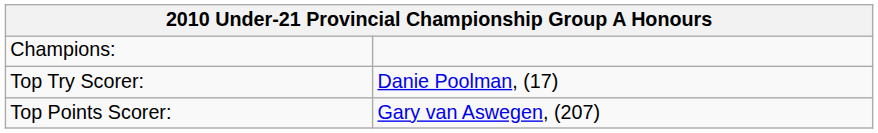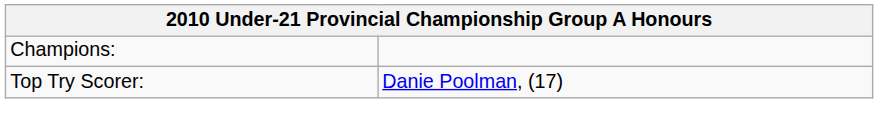- row: (91, 112)
